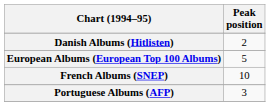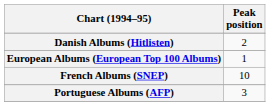(244, 59) 5 -> (244, 59) 1
